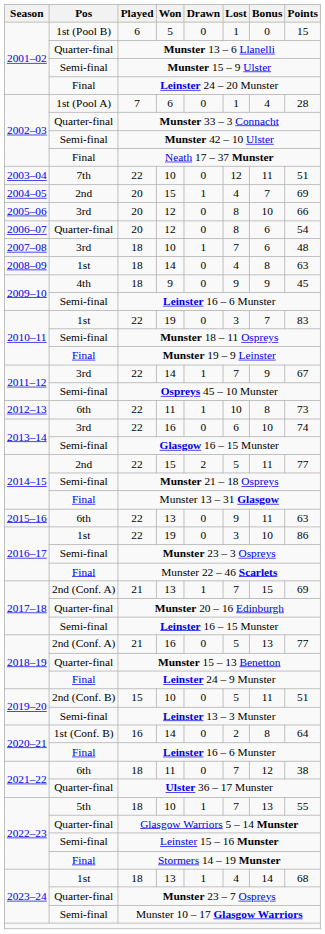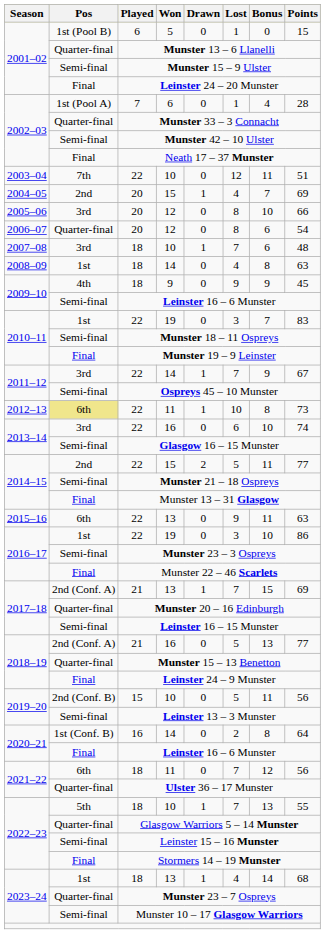(84, 409) no background -> (84, 409) khaki background
(303, 698) 51 -> (303, 698) 56
(303, 770) 38 -> (303, 770) 56
